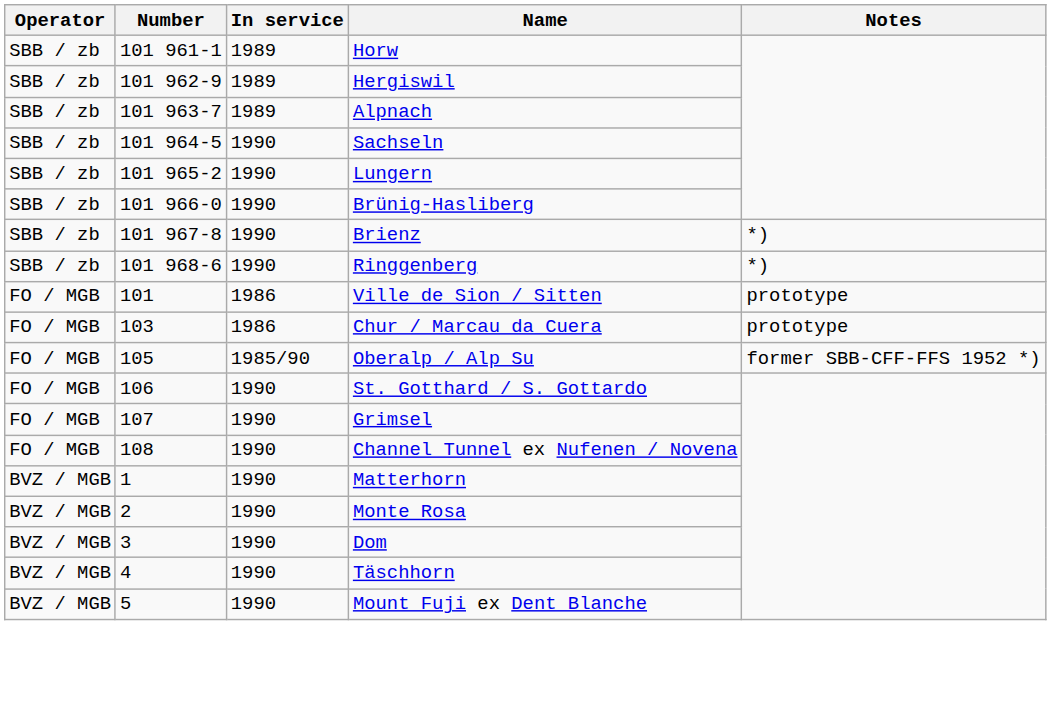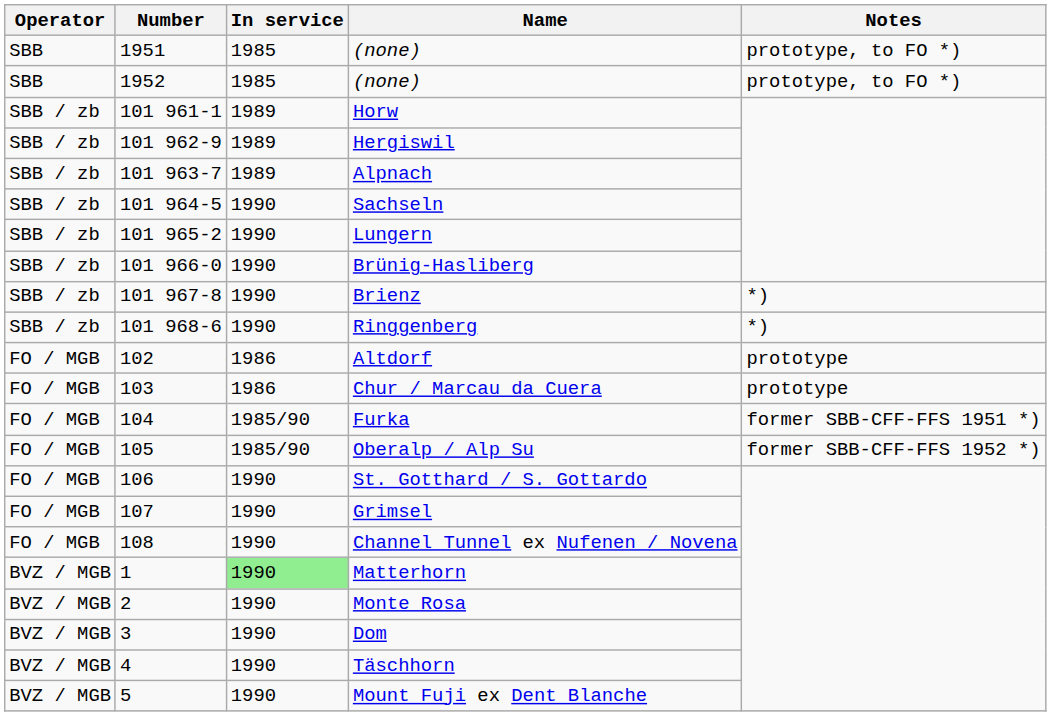+ row: (143, 51)
+ row: (143, 82)
- row: (137, 297)
+ row: (137, 358)
+ row: (137, 419)
(253, 481) no background -> (253, 573) lightgreen background
